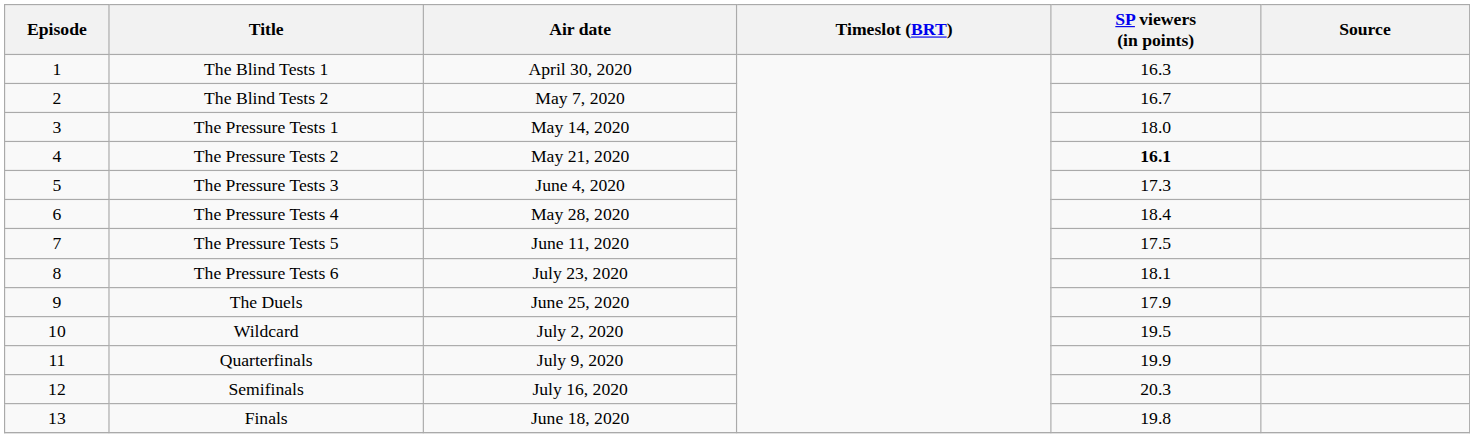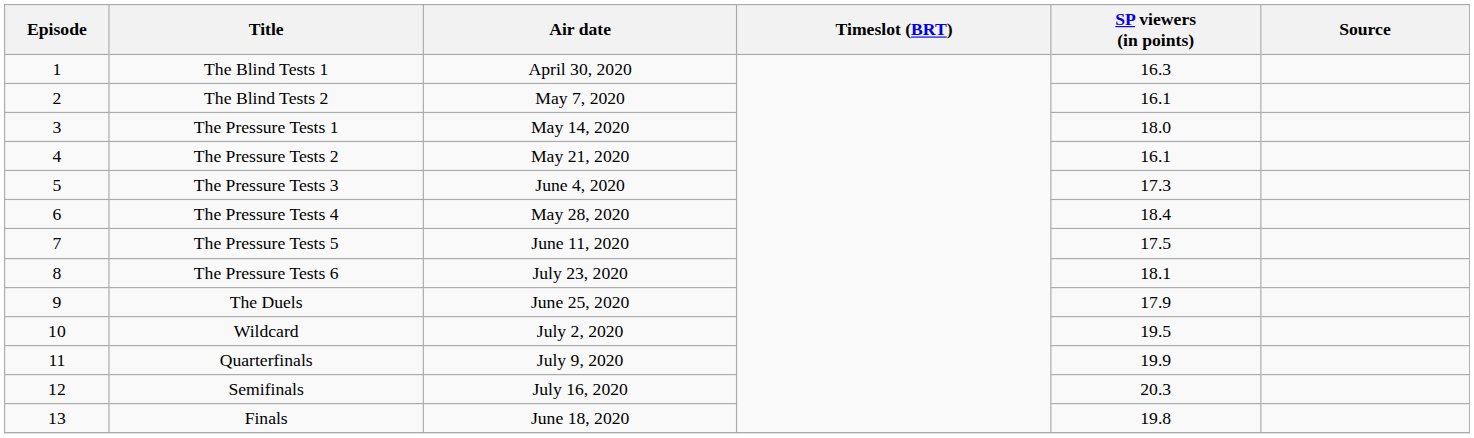(1156, 98) 16.7 -> (1156, 98) 16.1
(1156, 156) bold -> (1156, 156) normal
